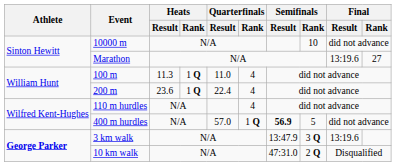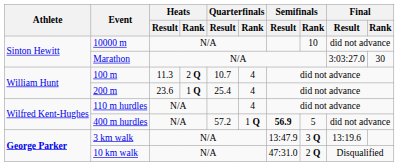(344, 59) 13:19.6 -> (347, 59) 3:03:27.0
(377, 59) 27 -> (380, 59) 30
(193, 75) 1 Q -> (193, 75) 2 Q
(223, 75) 11.0 -> (223, 75) 10.7
(223, 91) 22.4 -> (223, 91) 25.4
(223, 122) 57.0 -> (223, 122) 57.2
